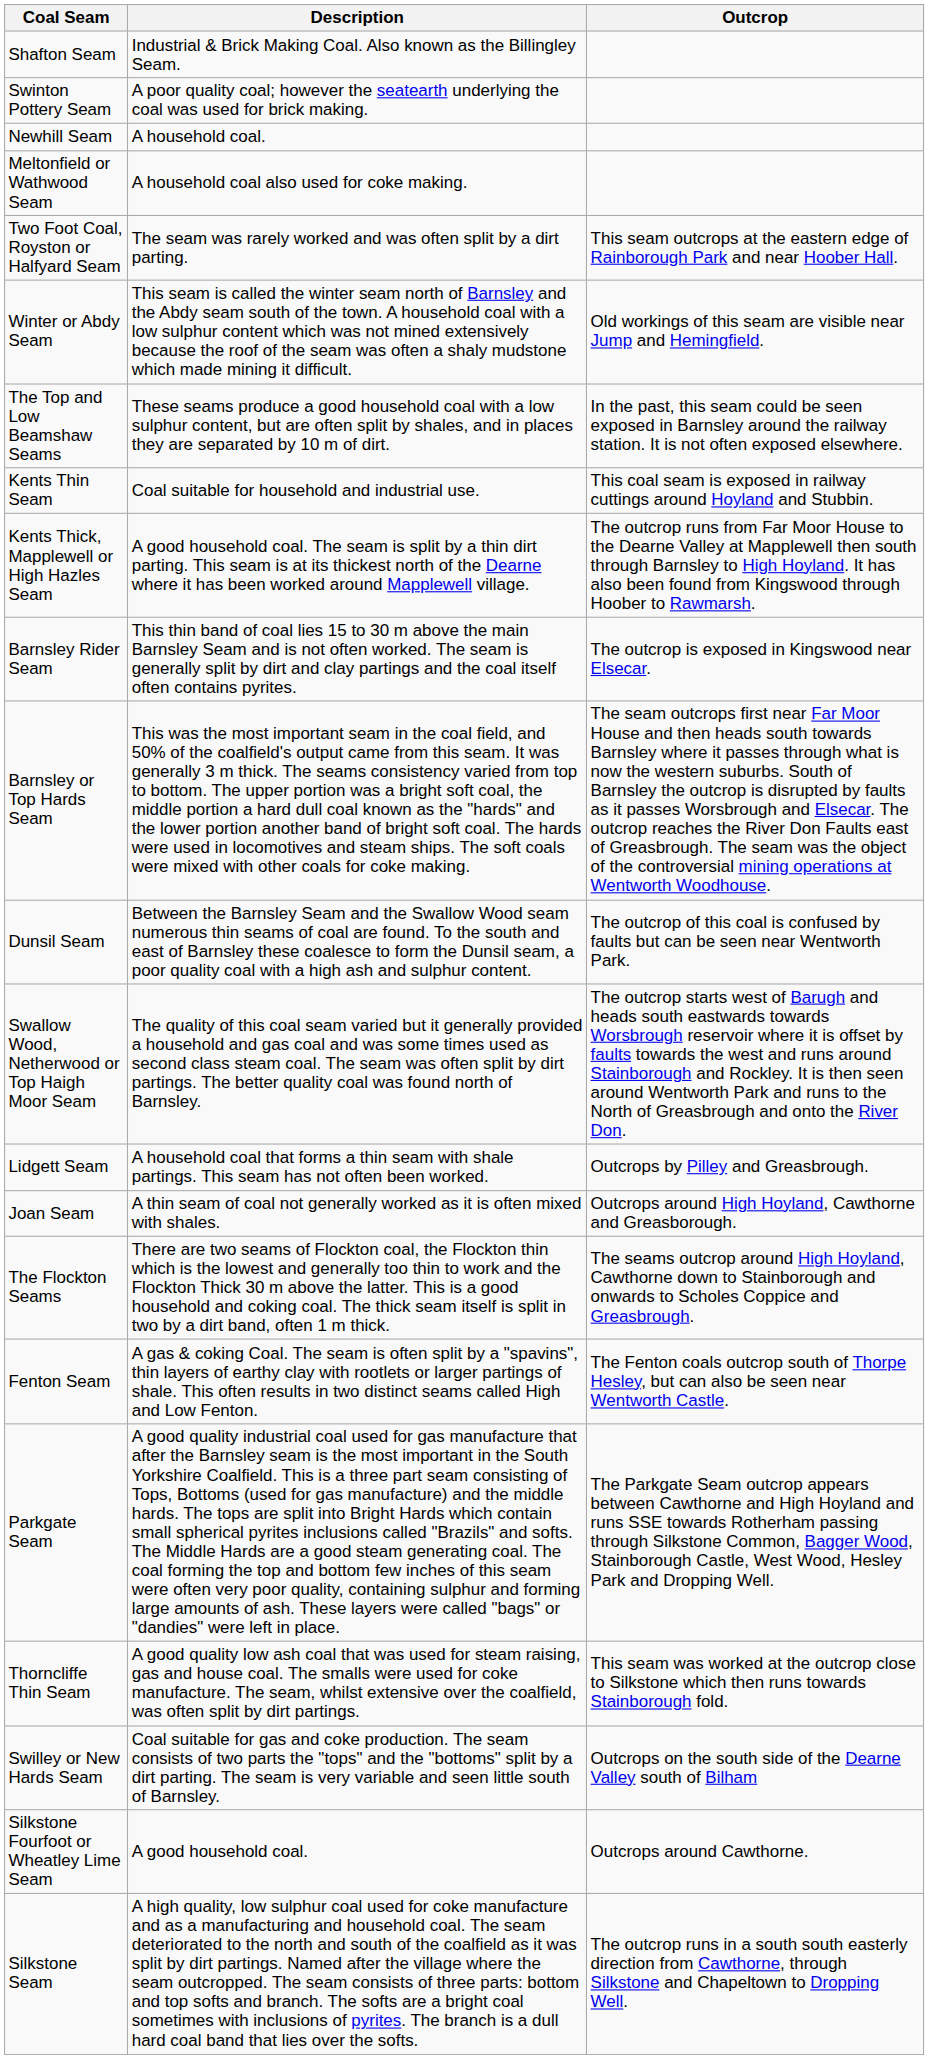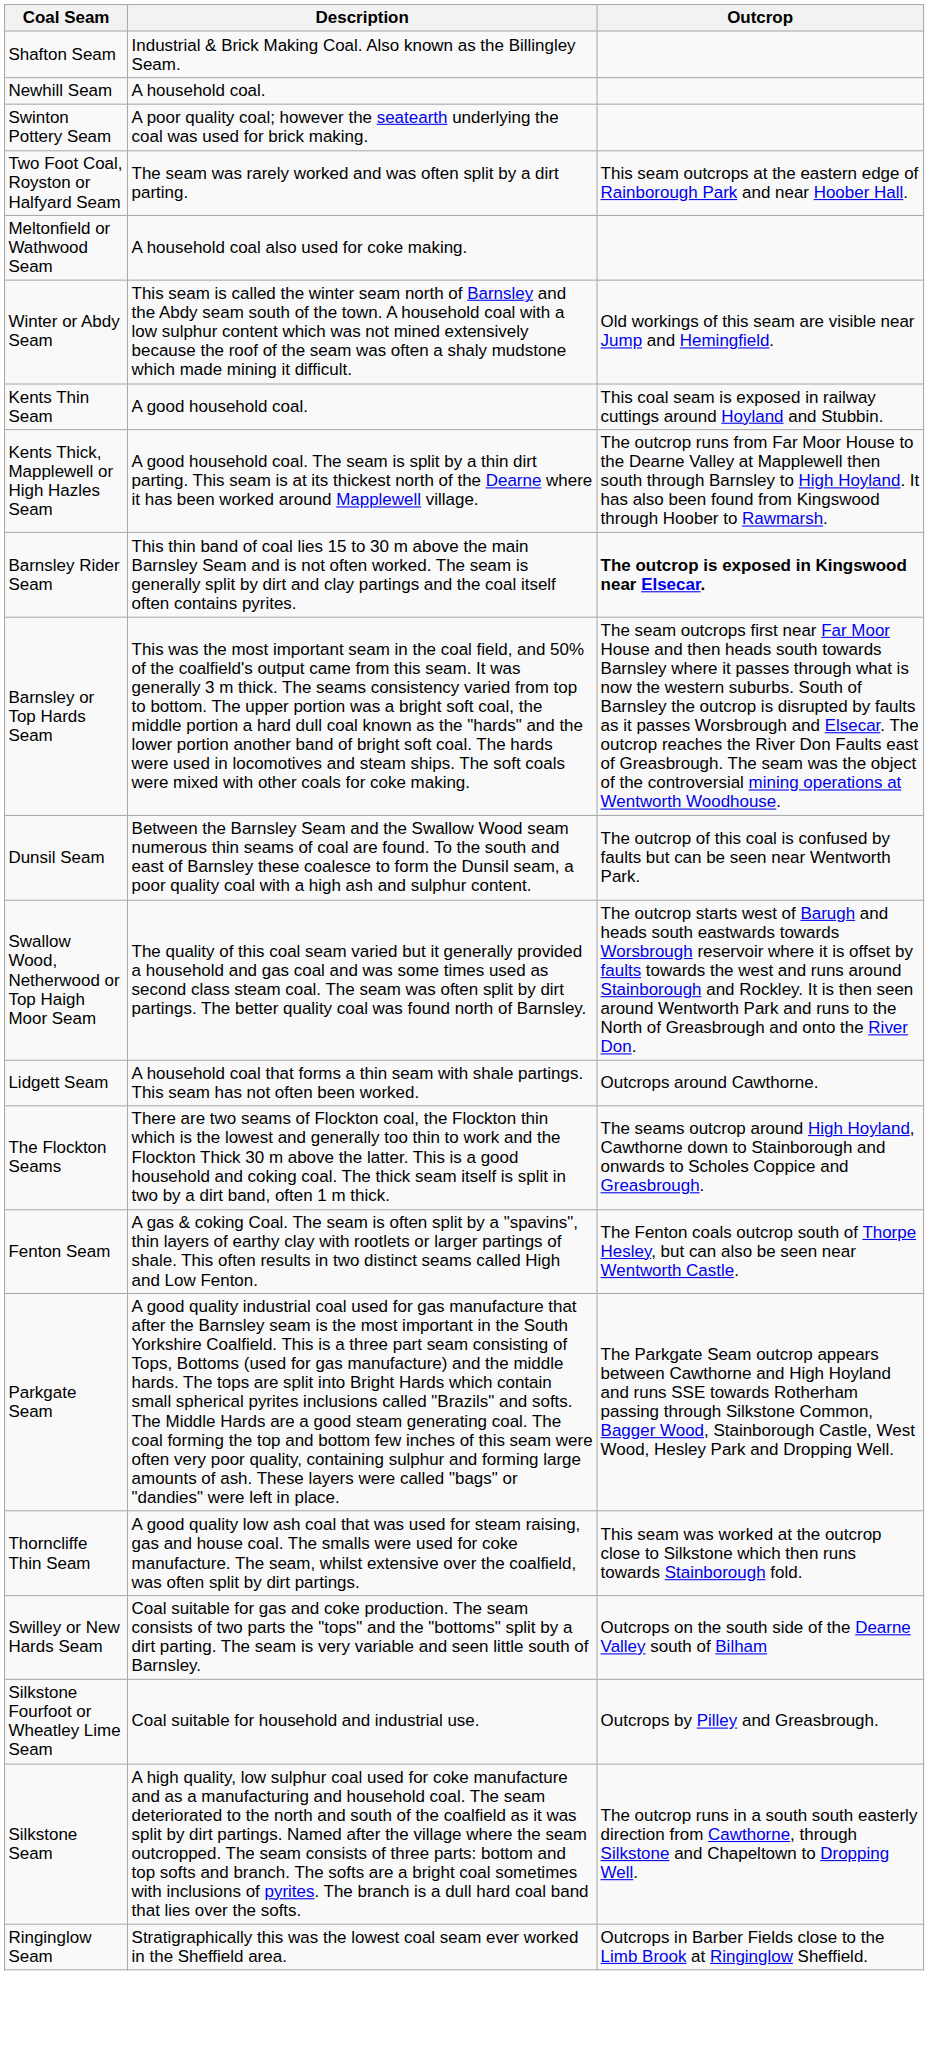rows swapped: (60, 100) <-> (60, 136)
rows swapped: (59, 182) <-> (65, 247)
- row: (55, 425)
(306, 490) Coal suitable for household and industrial use. -> (220, 406) A good household coal.
(751, 658) normal -> (754, 574) bold
(730, 1167) Outcrops by Pilley and Greasbrough. -> (709, 1083) Outcrops around Cawthorne.
- row: (51, 1213)
(220, 1851) A good household coal. -> (306, 1721) Coal suitable for household and industrial use.
(700, 1851) Outcrops around Cawthorne. -> (740, 1721) Outcrops by Pilley and Greasbrough.
+ row: (50, 1947)
